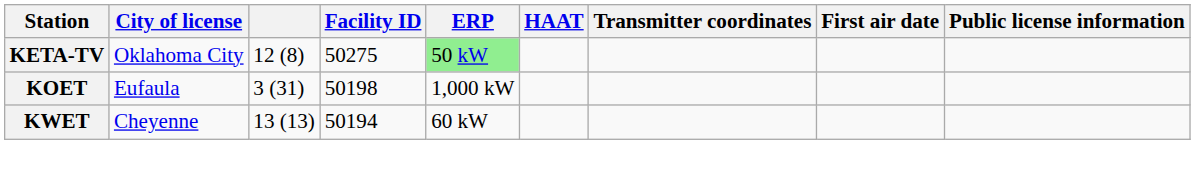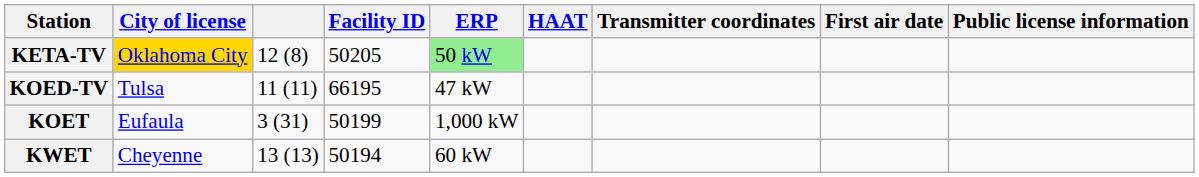(179, 54) no background -> (183, 54) gold background
(351, 54) 50275 -> (355, 54) 50205
+ row: (59, 88)
(351, 88) 50198 -> (355, 121) 50199
